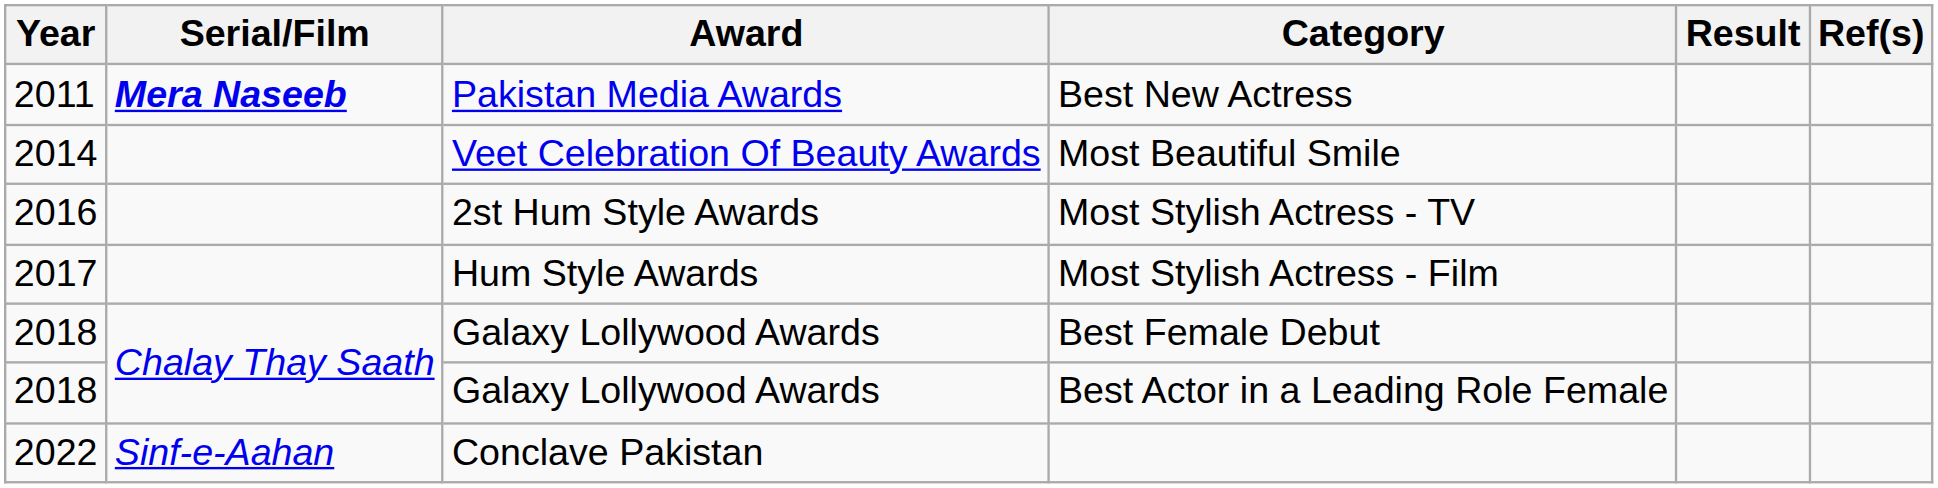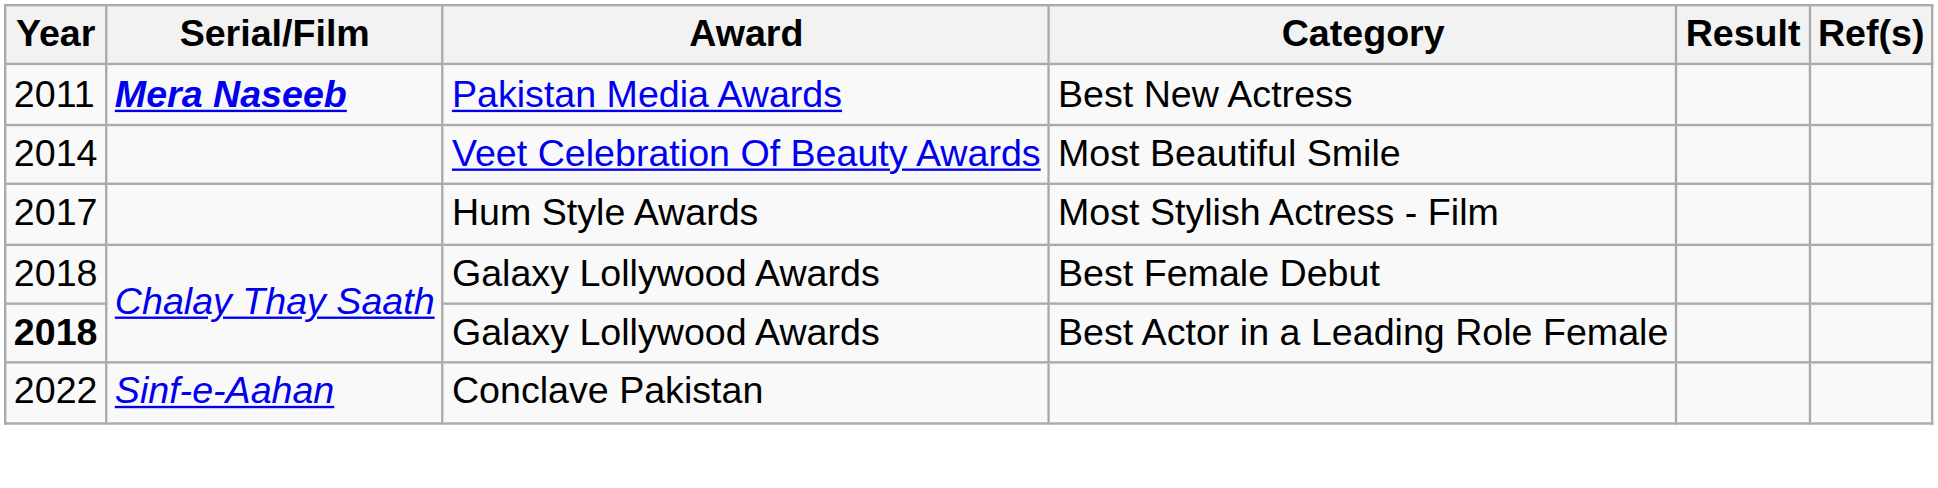- row: (1267, 213)
(56, 392) normal -> (56, 332) bold
